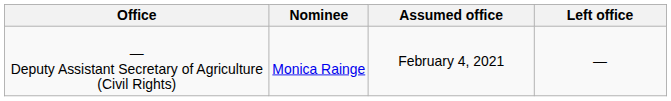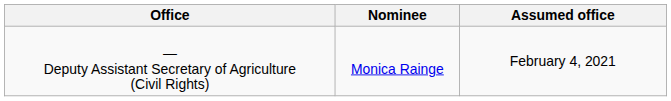- column: (600, 15)
